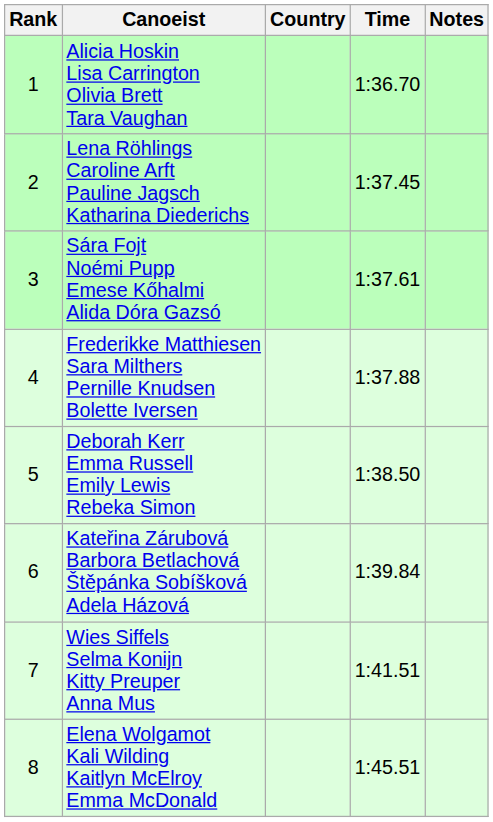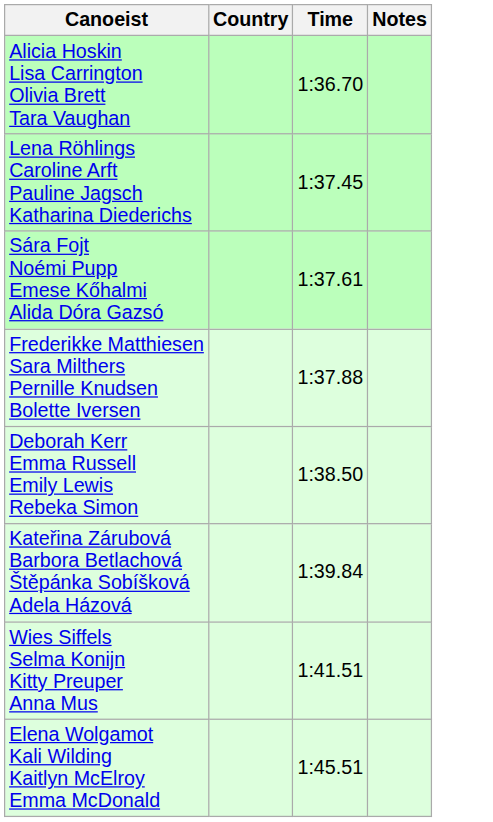- column: (33, 20)
